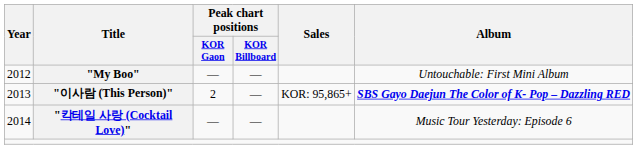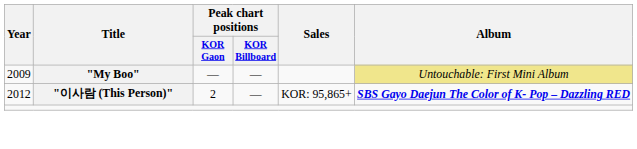(19, 74) 2012 -> (19, 74) 2009
(494, 74) no background -> (494, 74) khaki background
(19, 94) 2013 -> (19, 94) 2012
- row: (113, 122)
